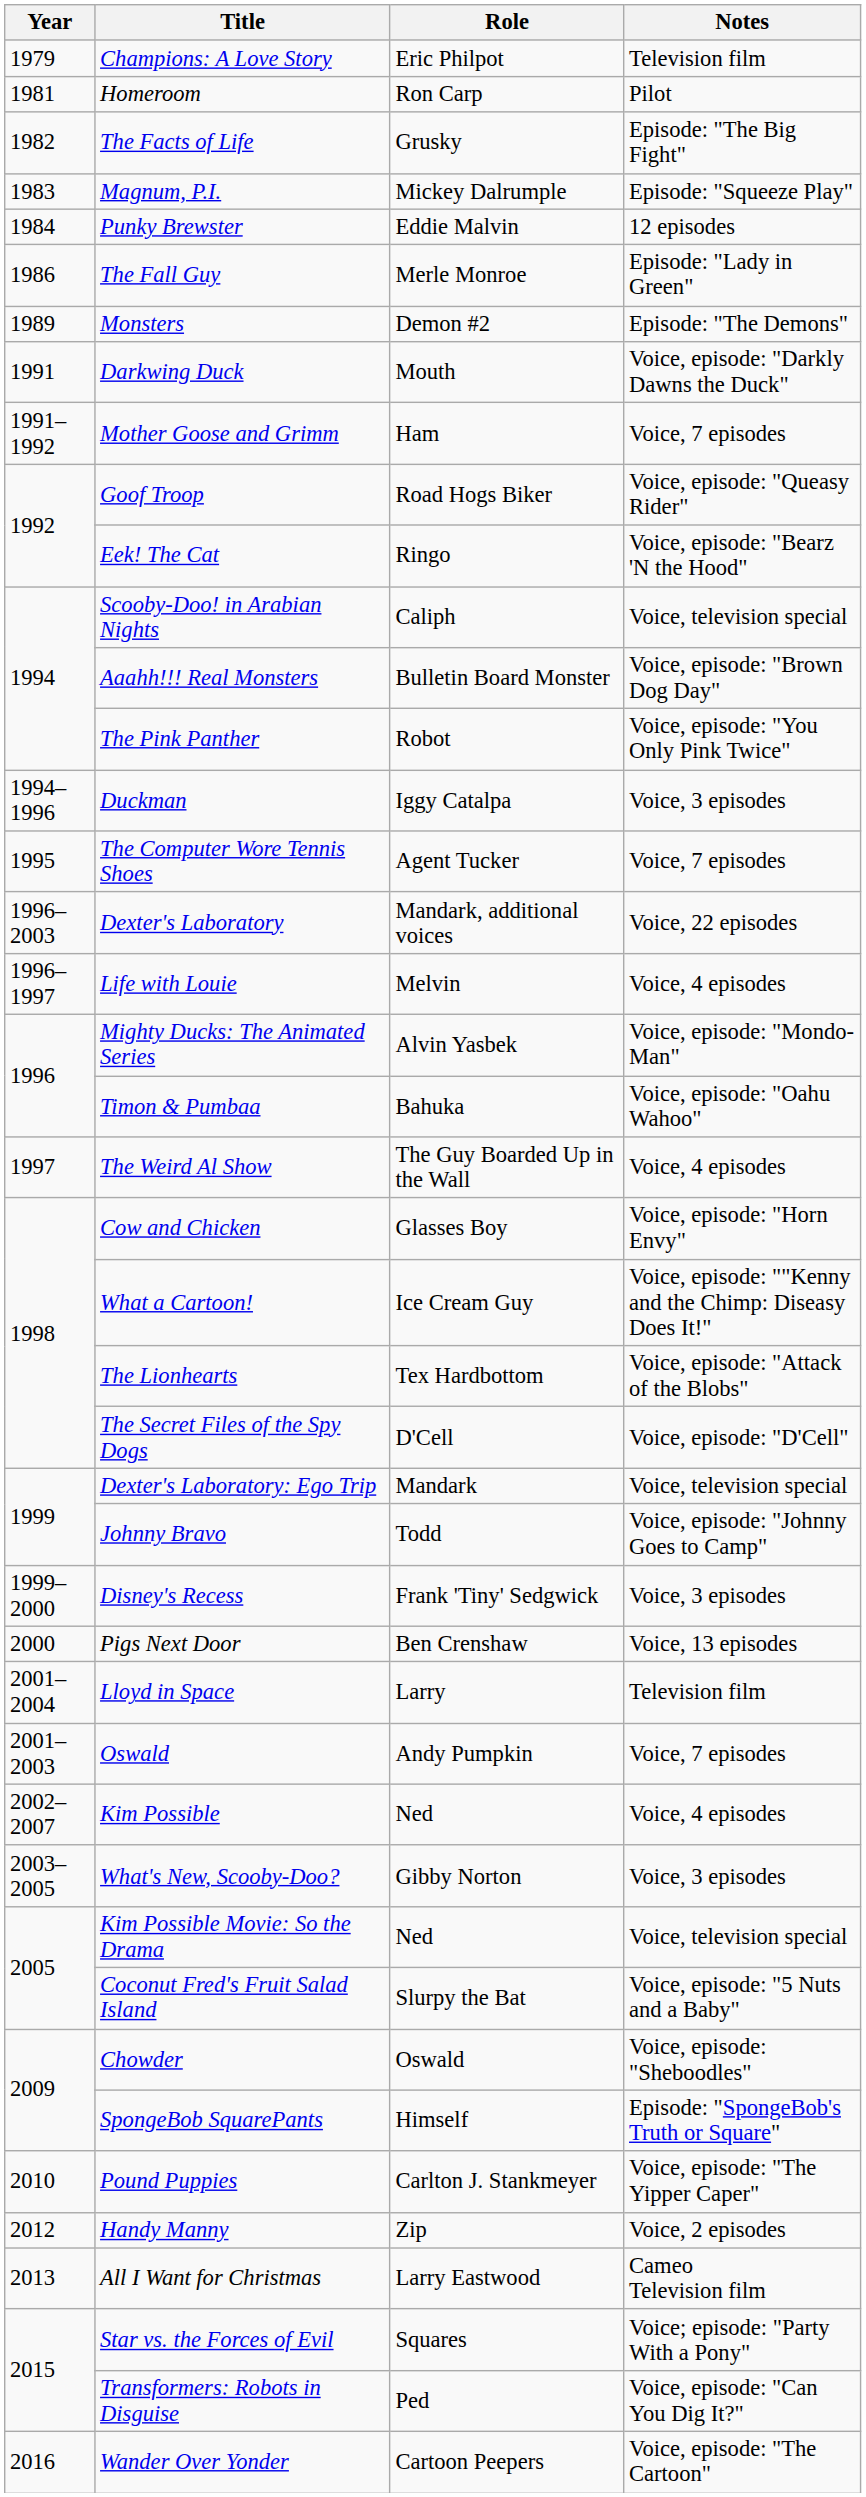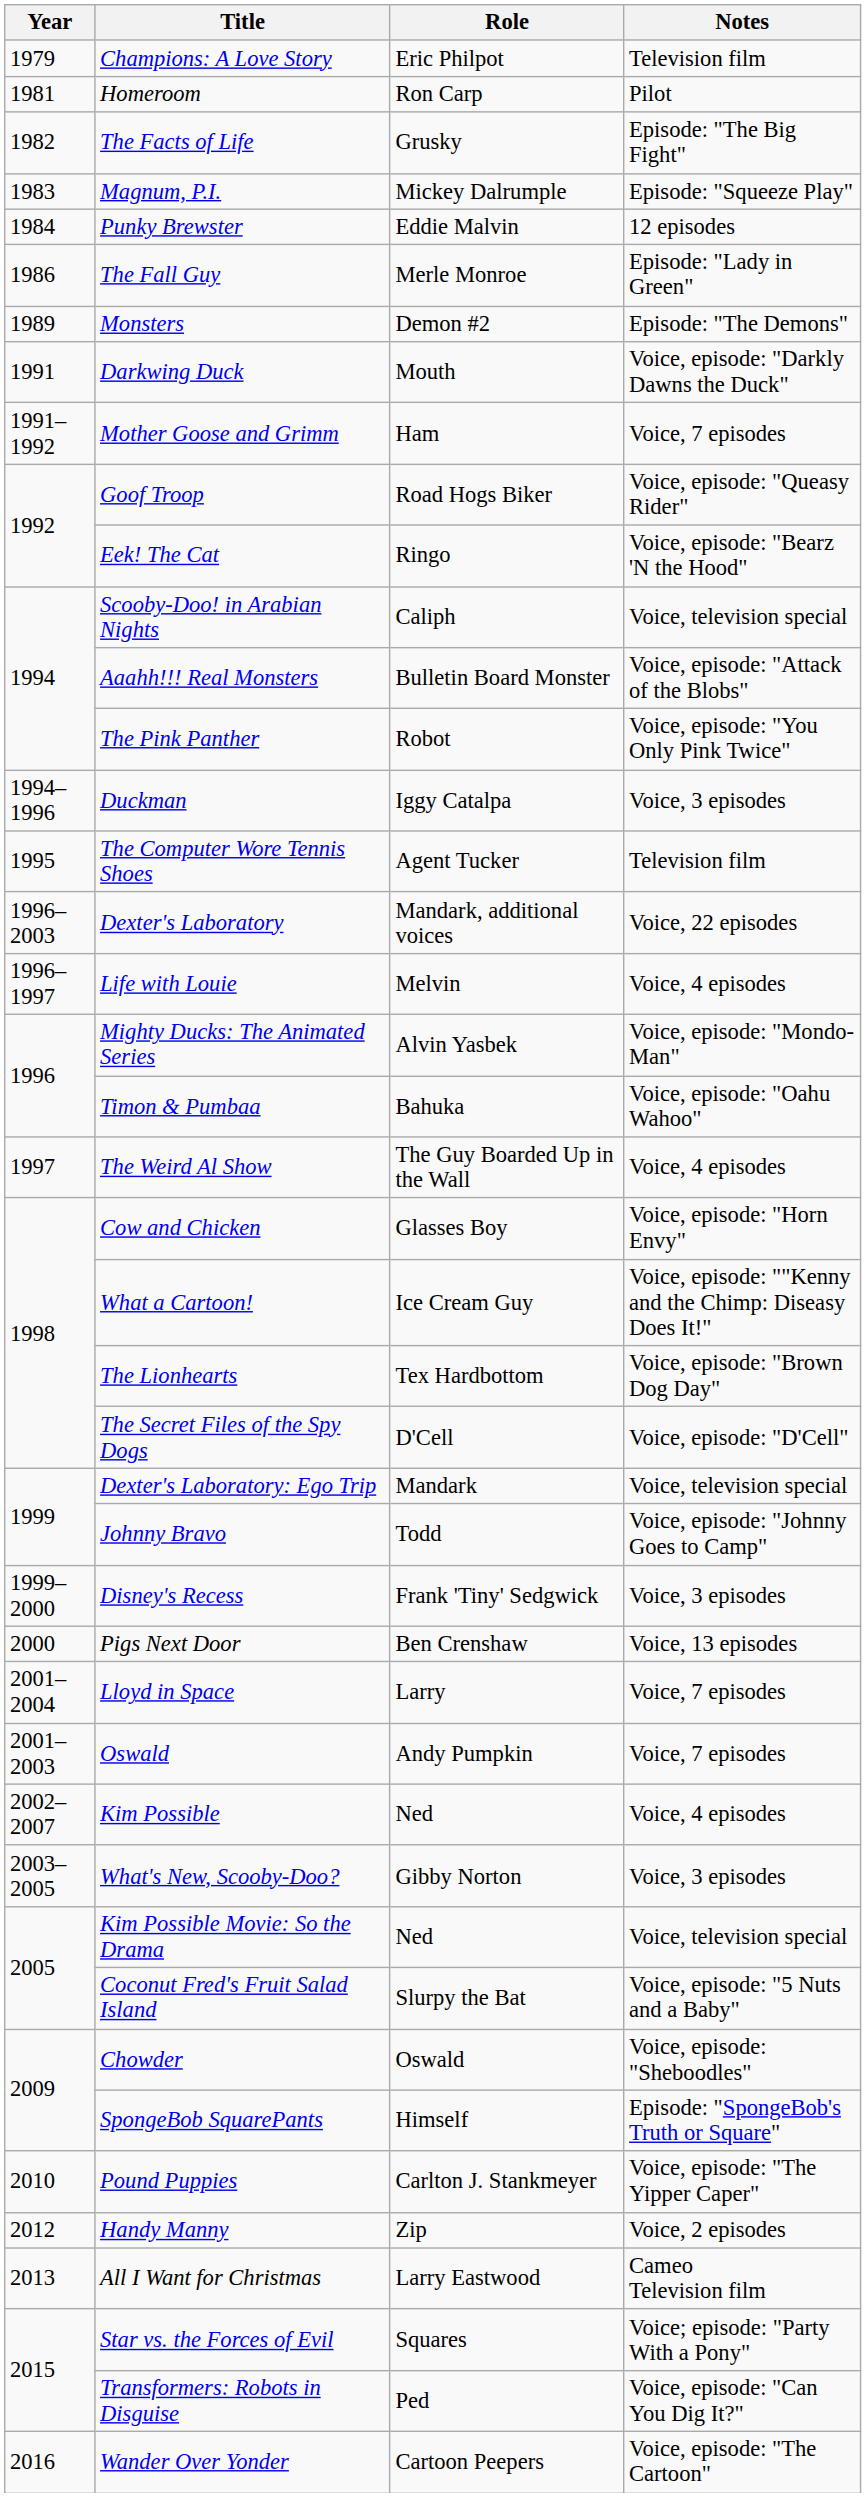(736, 677) Voice, episode: "Brown Dog Day" -> (735, 677) Voice, episode: "Attack of the Blobs"
(707, 861) Voice, 7 episodes -> (697, 861) Television film
(735, 1375) Voice, episode: "Attack of the Blobs" -> (736, 1375) Voice, episode: "Brown Dog Day"
(697, 1692) Television film -> (707, 1692) Voice, 7 episodes
